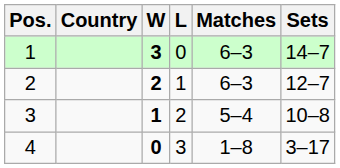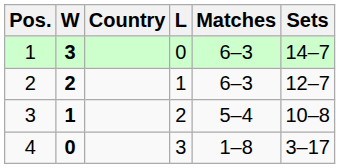columns swapped: (99, 20) <-> (156, 20)
